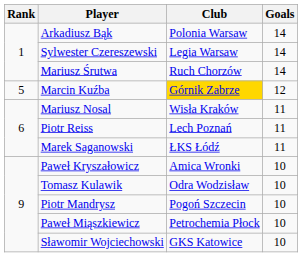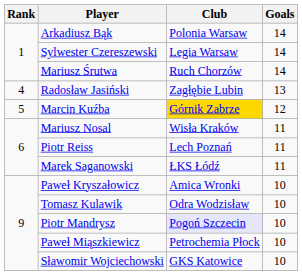+ row: (85, 90)
(208, 204) no background -> (208, 223) lavender background
